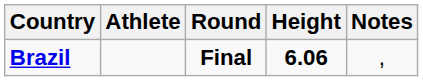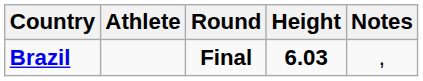(306, 57) 6.06 -> (306, 57) 6.03
